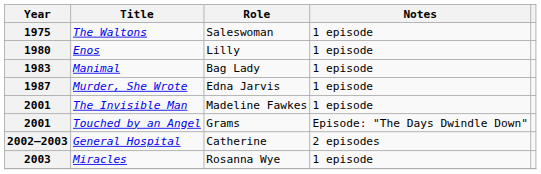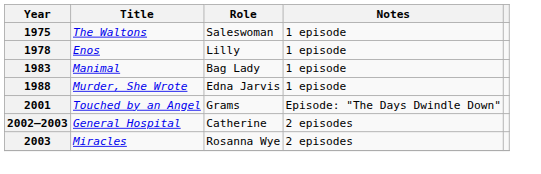(37, 50) 1980 -> (37, 50) 1978
(37, 86) 1987 -> (37, 86) 1988
- row: (130, 105)
(343, 159) 1 episode -> (319, 141) 2 episodes
